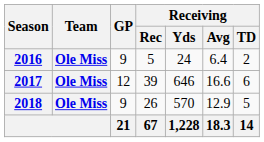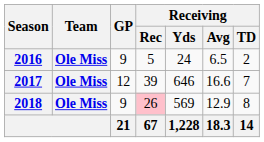(218, 59) 6.4 -> (218, 59) 6.5
(246, 81) 6 -> (246, 81) 7
(151, 103) no background -> (151, 103) pink background
(184, 103) 570 -> (184, 103) 569
(246, 103) 5 -> (246, 103) 8
